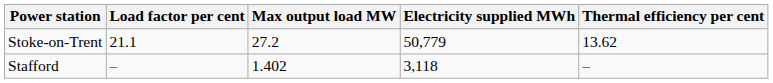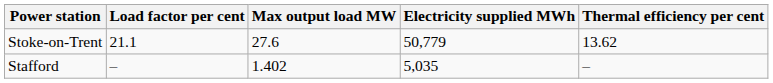(265, 41) 27.2 -> (265, 41) 27.6
(421, 66) 3,118 -> (421, 66) 5,035
